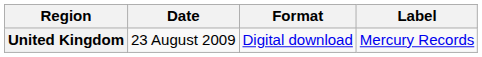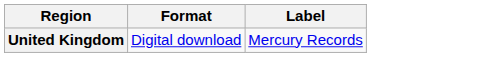- column: (183, 16)
